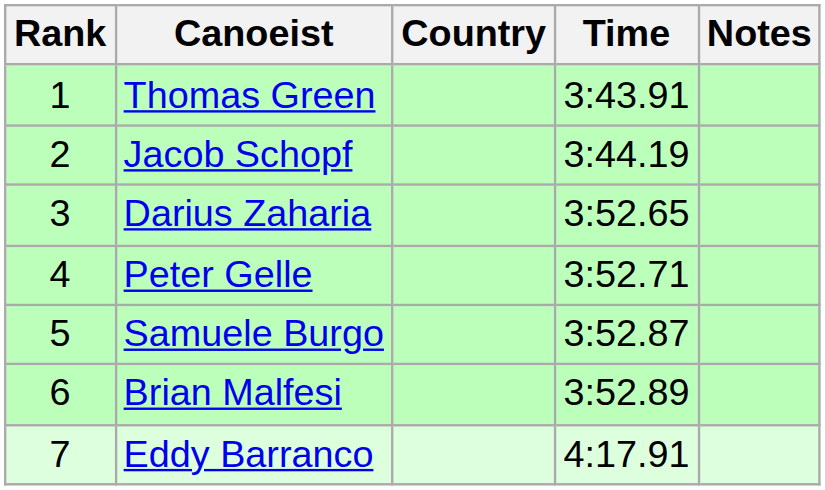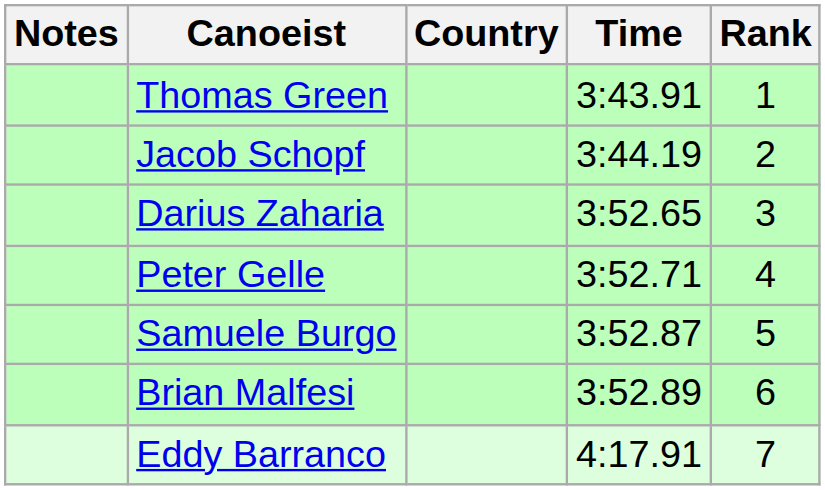columns swapped: (60, 34) <-> (759, 34)
